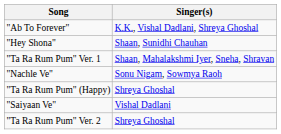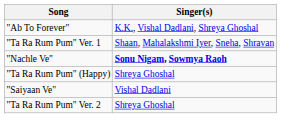- row: (31, 43)
(168, 74) normal -> (171, 59) bold
